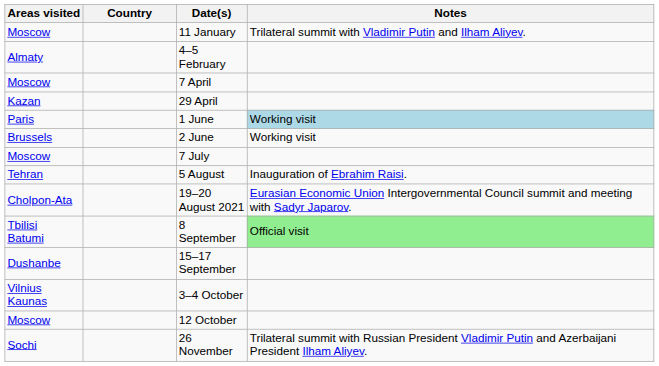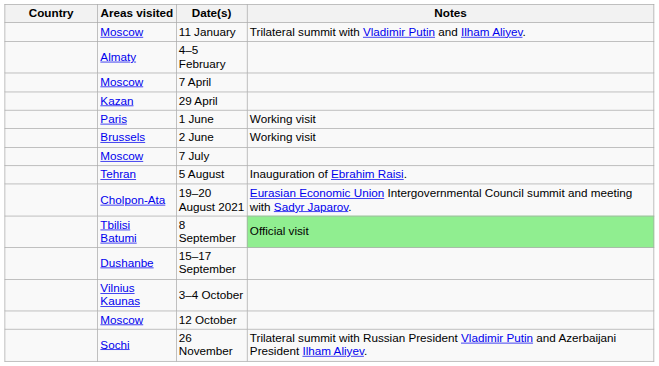columns swapped: (130, 13) <-> (44, 13)
(283, 119) lightblue background -> (283, 119) no background
